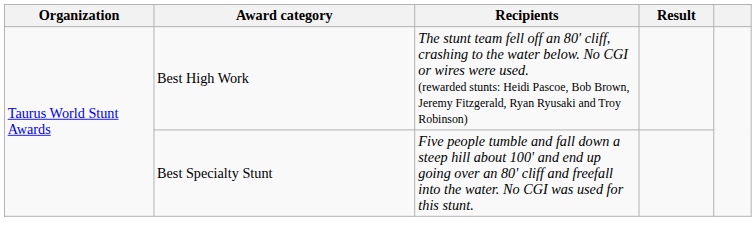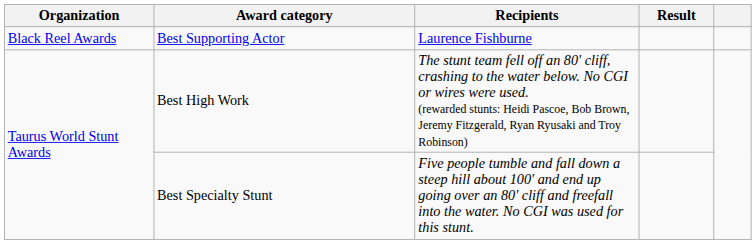+ row: (221, 38)
